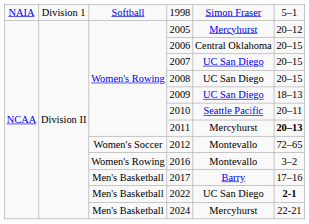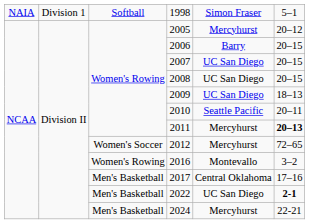(233, 45) Central Oklahoma -> (233, 45) Barry
(233, 144) Montevallo -> (233, 144) Mercyhurst
(233, 177) Barry -> (233, 177) Central Oklahoma
